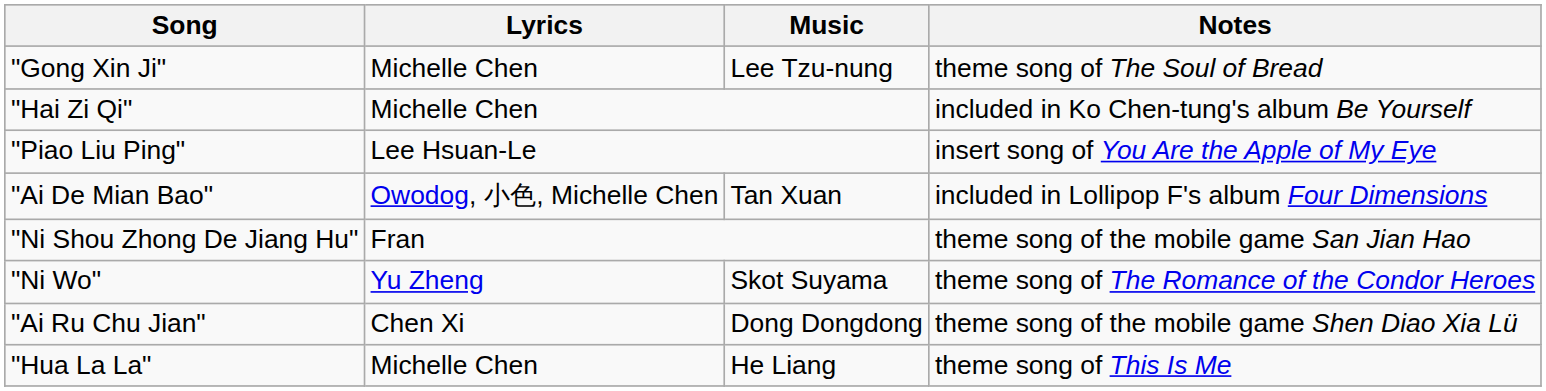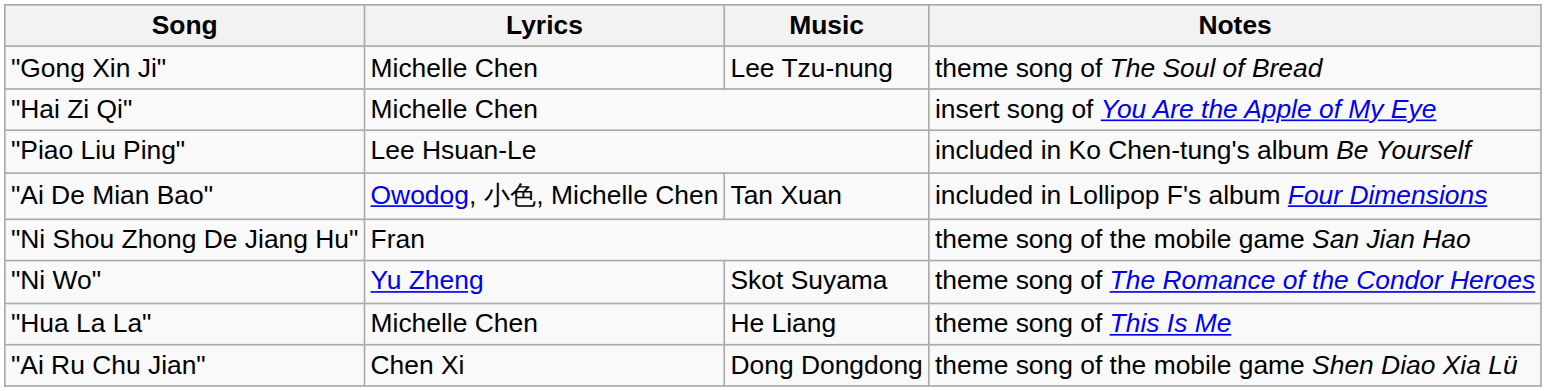(1203, 109) included in Ko Chen-tung's album Be Yourself -> (1186, 109) insert song of You Are the Apple of My Eye
(1186, 151) insert song of You Are the Apple of My Eye -> (1203, 151) included in Ko Chen-tung's album Be Yourself
rows swapped: (108, 323) <-> (81, 365)
